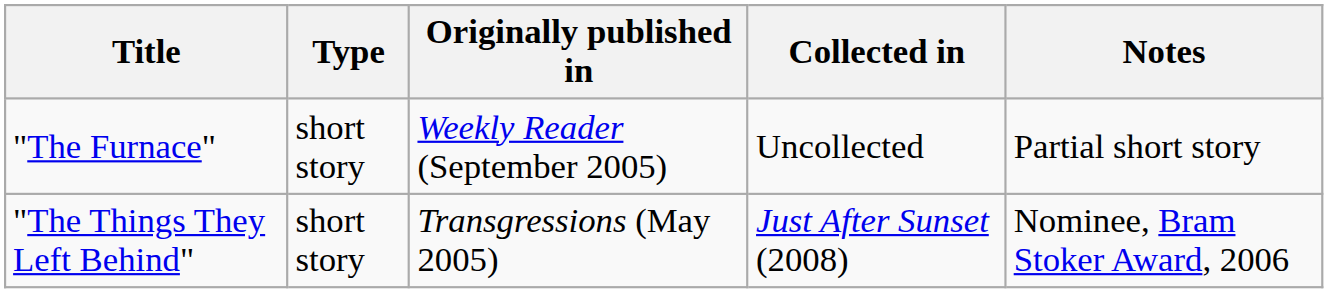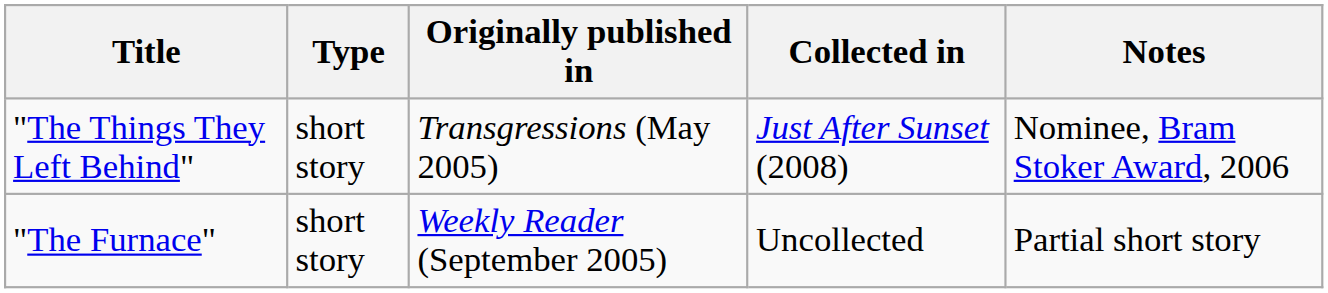rows swapped: (139, 239) <-> (115, 145)
